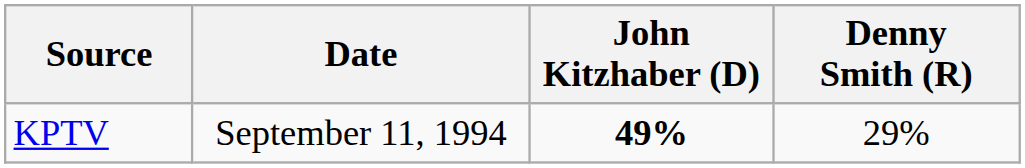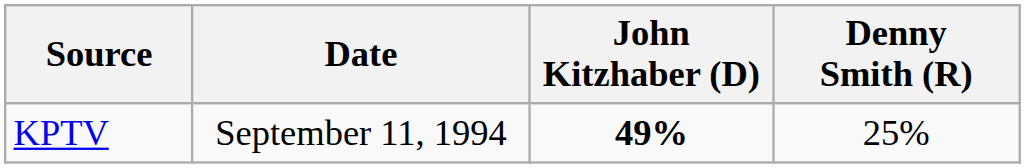(896, 132) 29% -> (896, 132) 25%
